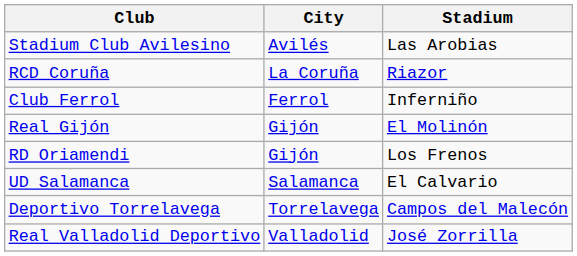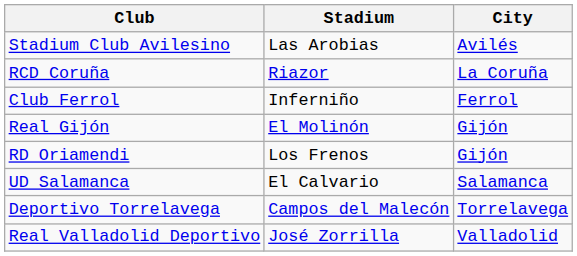columns swapped: (324, 18) <-> (478, 18)
